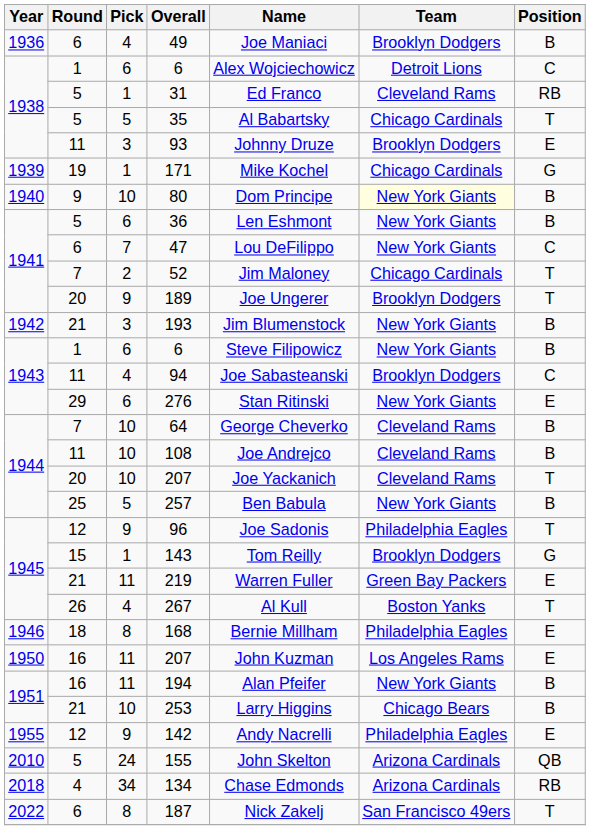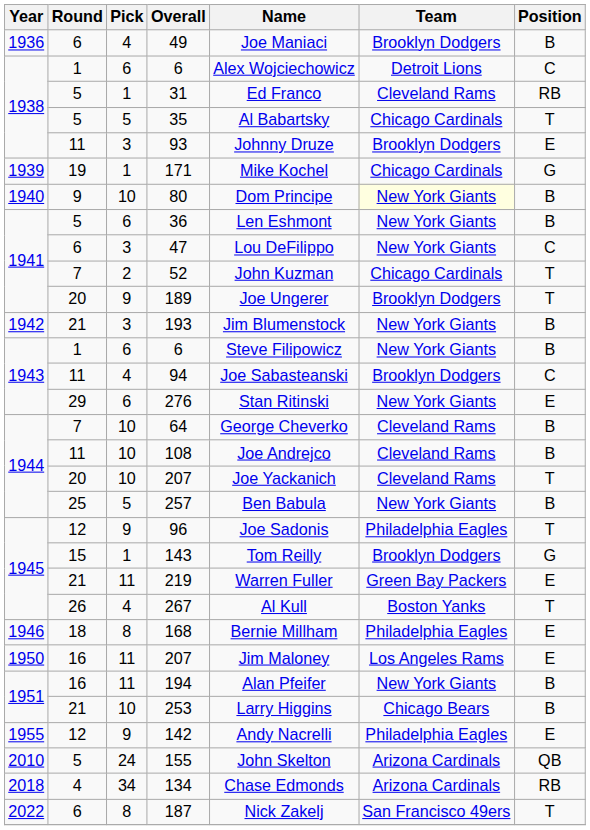(127, 247) 7 -> (127, 247) 3
(284, 273) Jim Maloney -> (284, 273) John Kuzman
(284, 658) John Kuzman -> (284, 658) Jim Maloney
